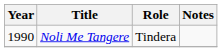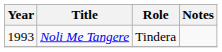(21, 36) 1990 -> (21, 36) 1993
